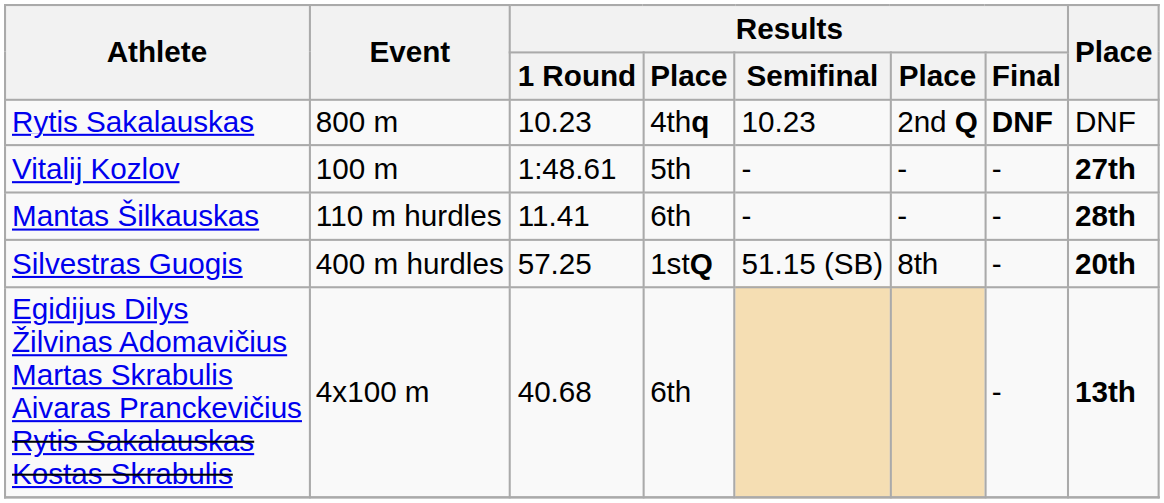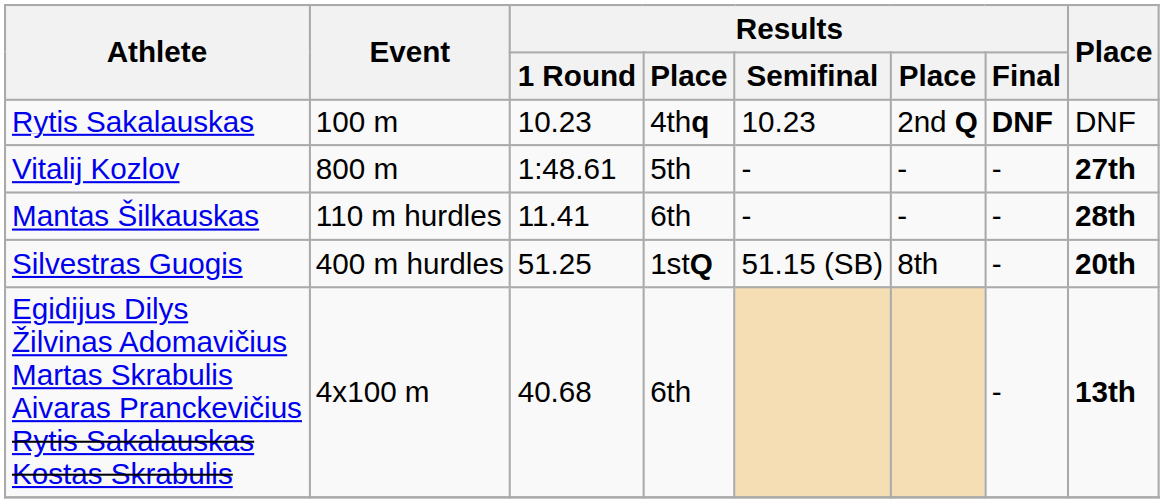(357, 123) 800 m -> (357, 123) 100 m
(357, 169) 100 m -> (357, 169) 800 m
(555, 263) 57.25 -> (555, 263) 51.25
